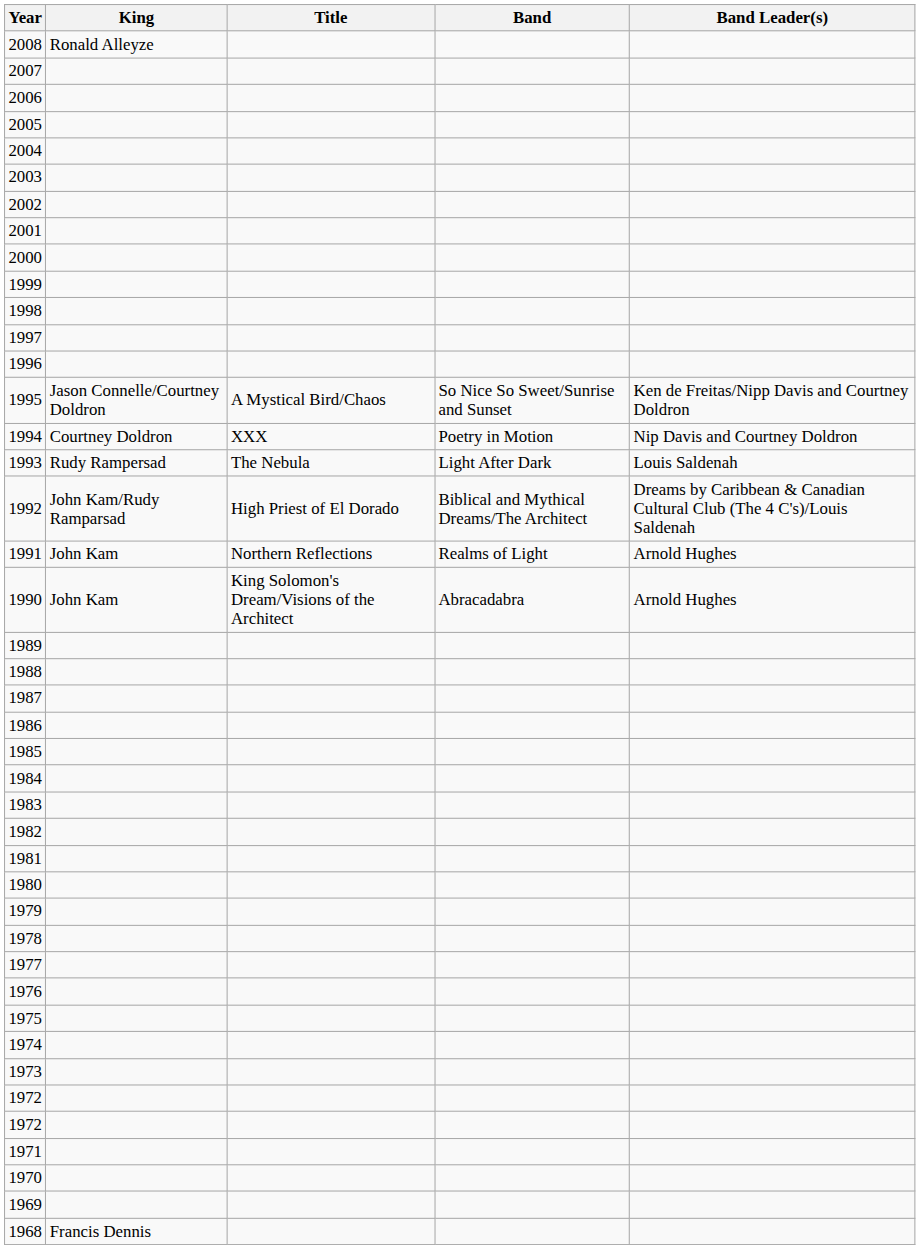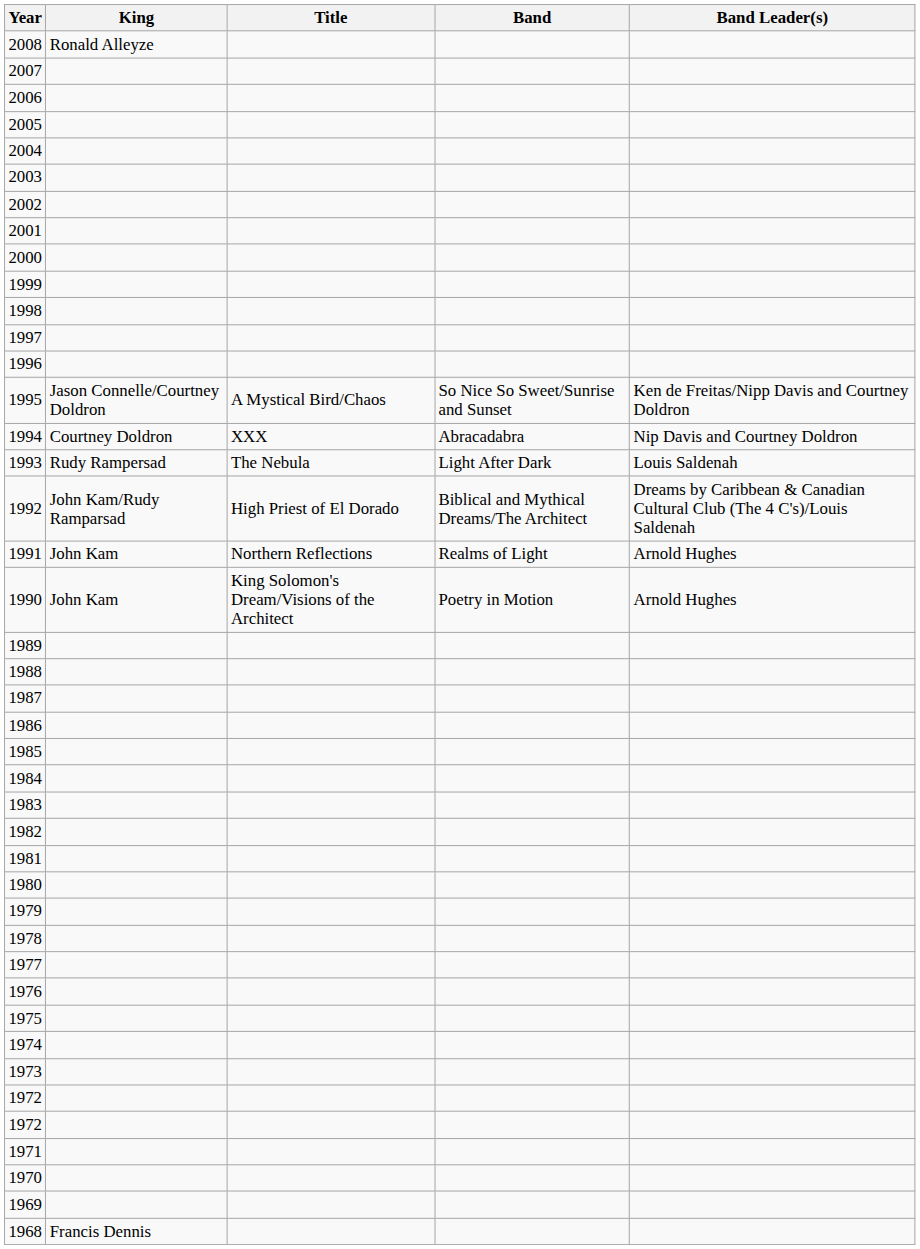(496, 436) Poetry in Motion -> (481, 436) Abracadabra
(481, 599) Abracadabra -> (496, 599) Poetry in Motion
